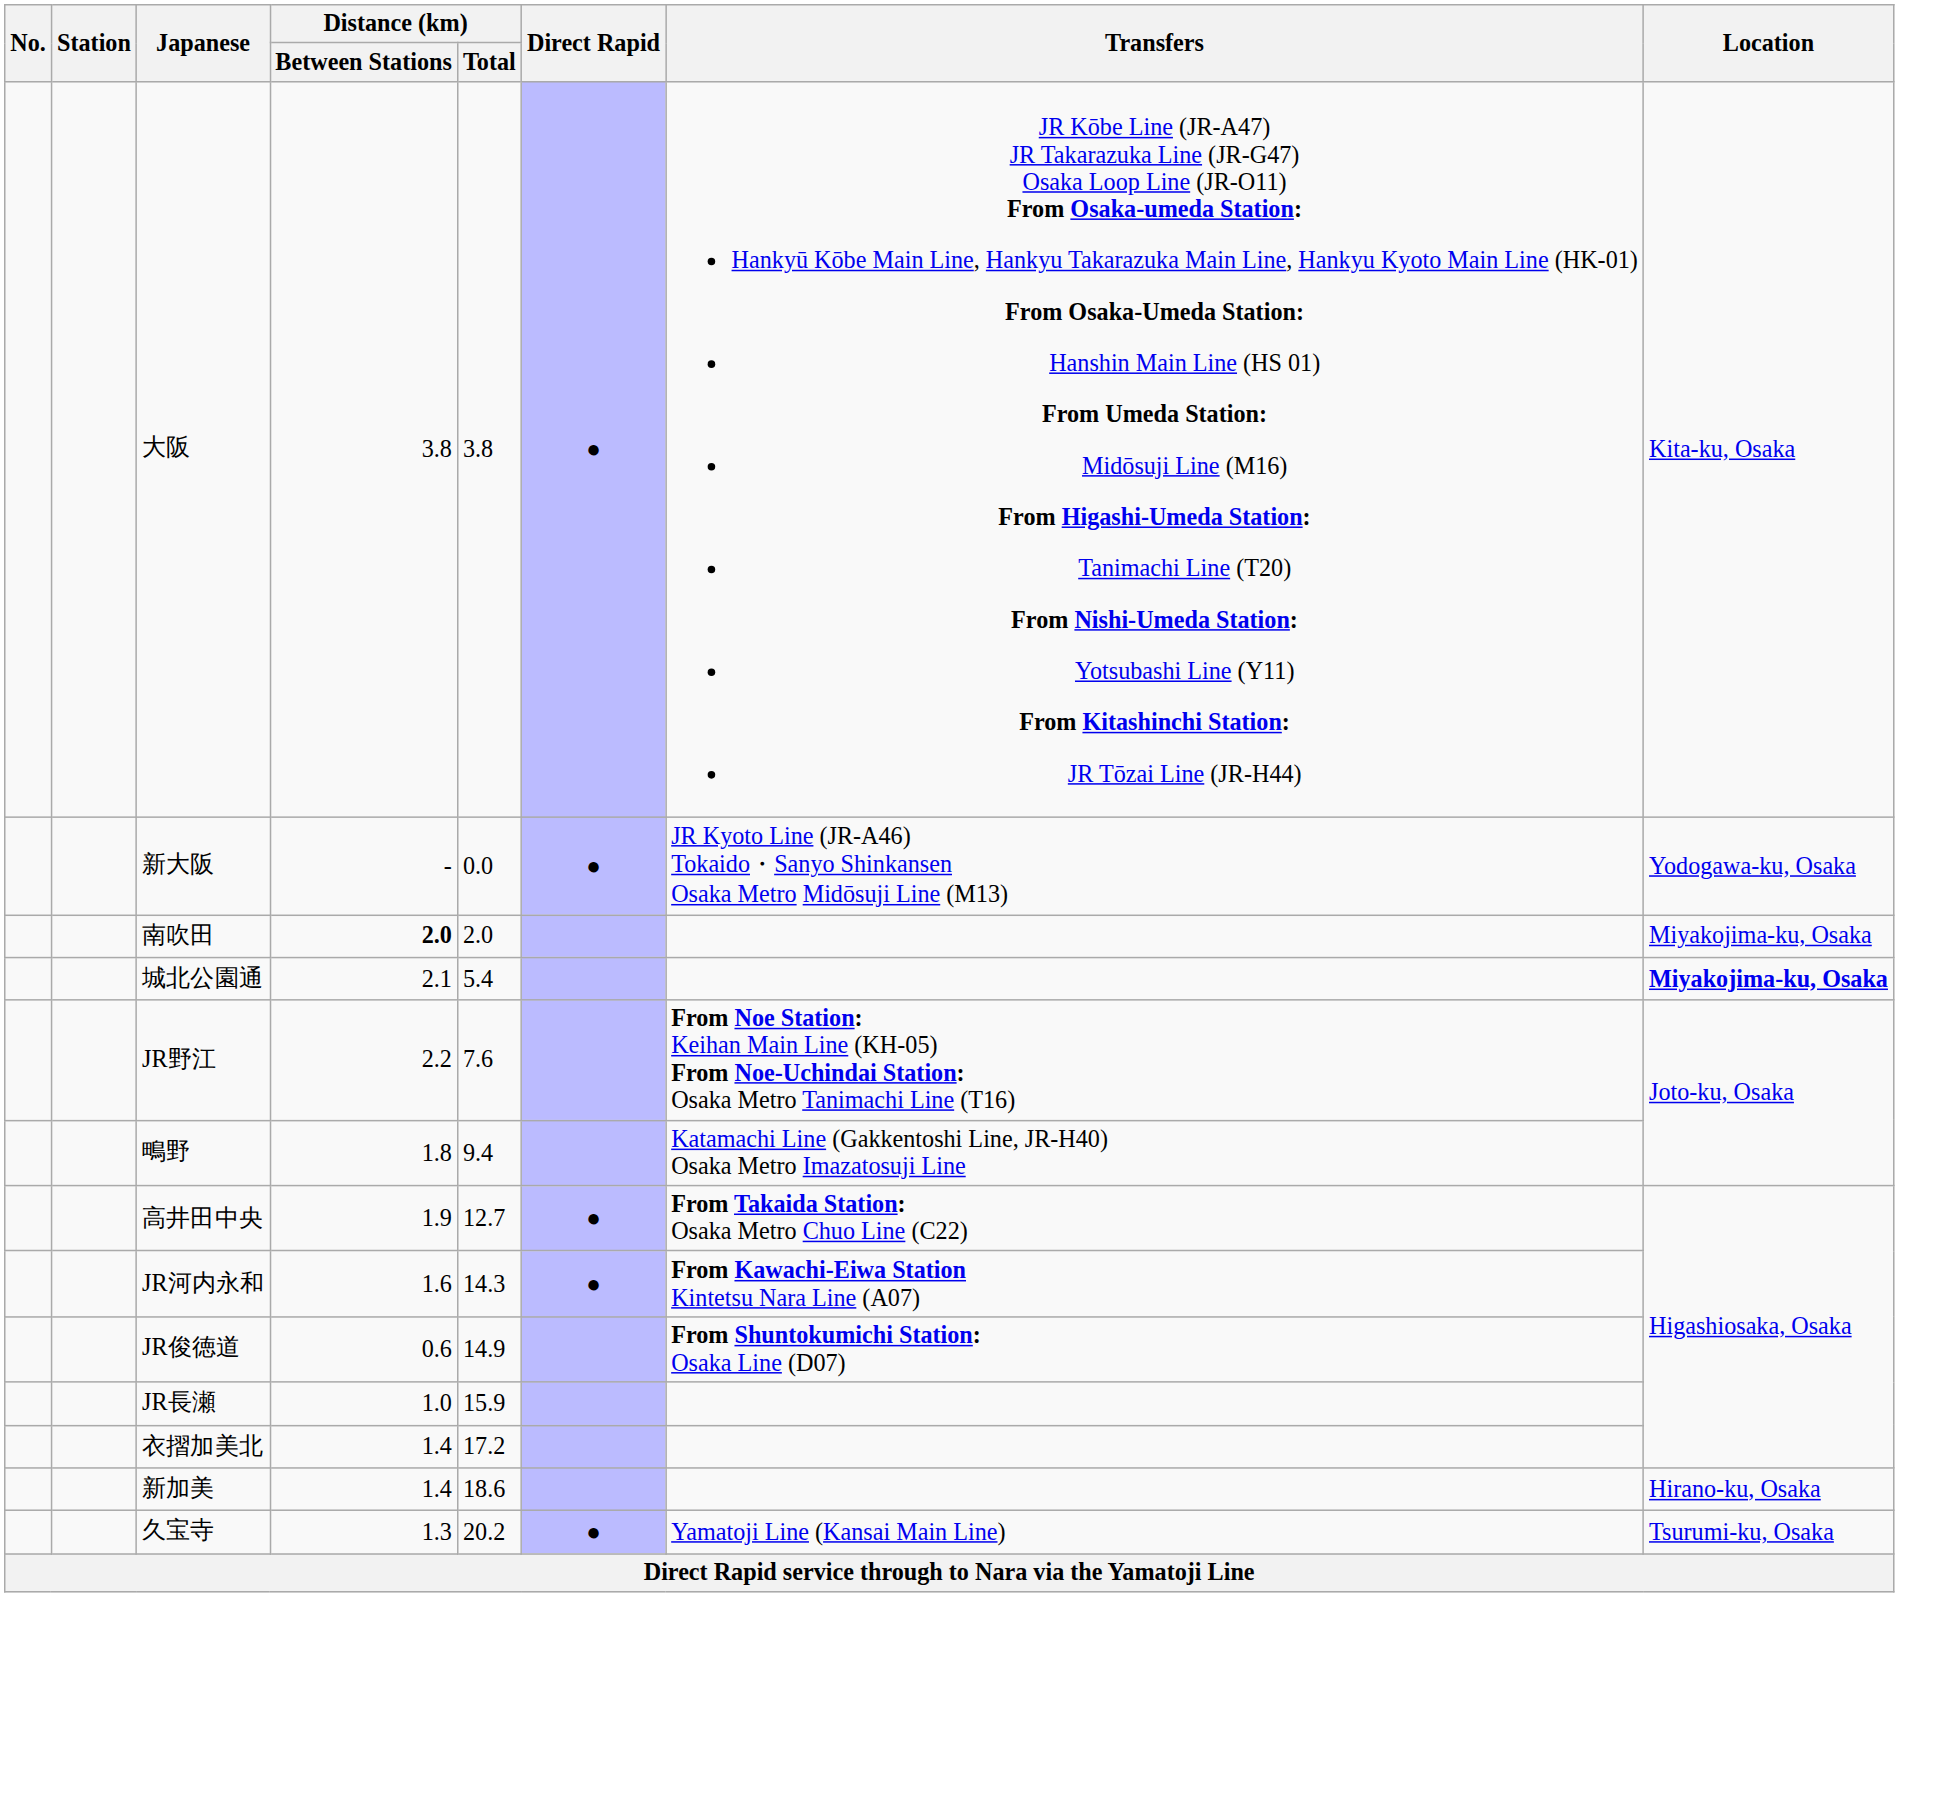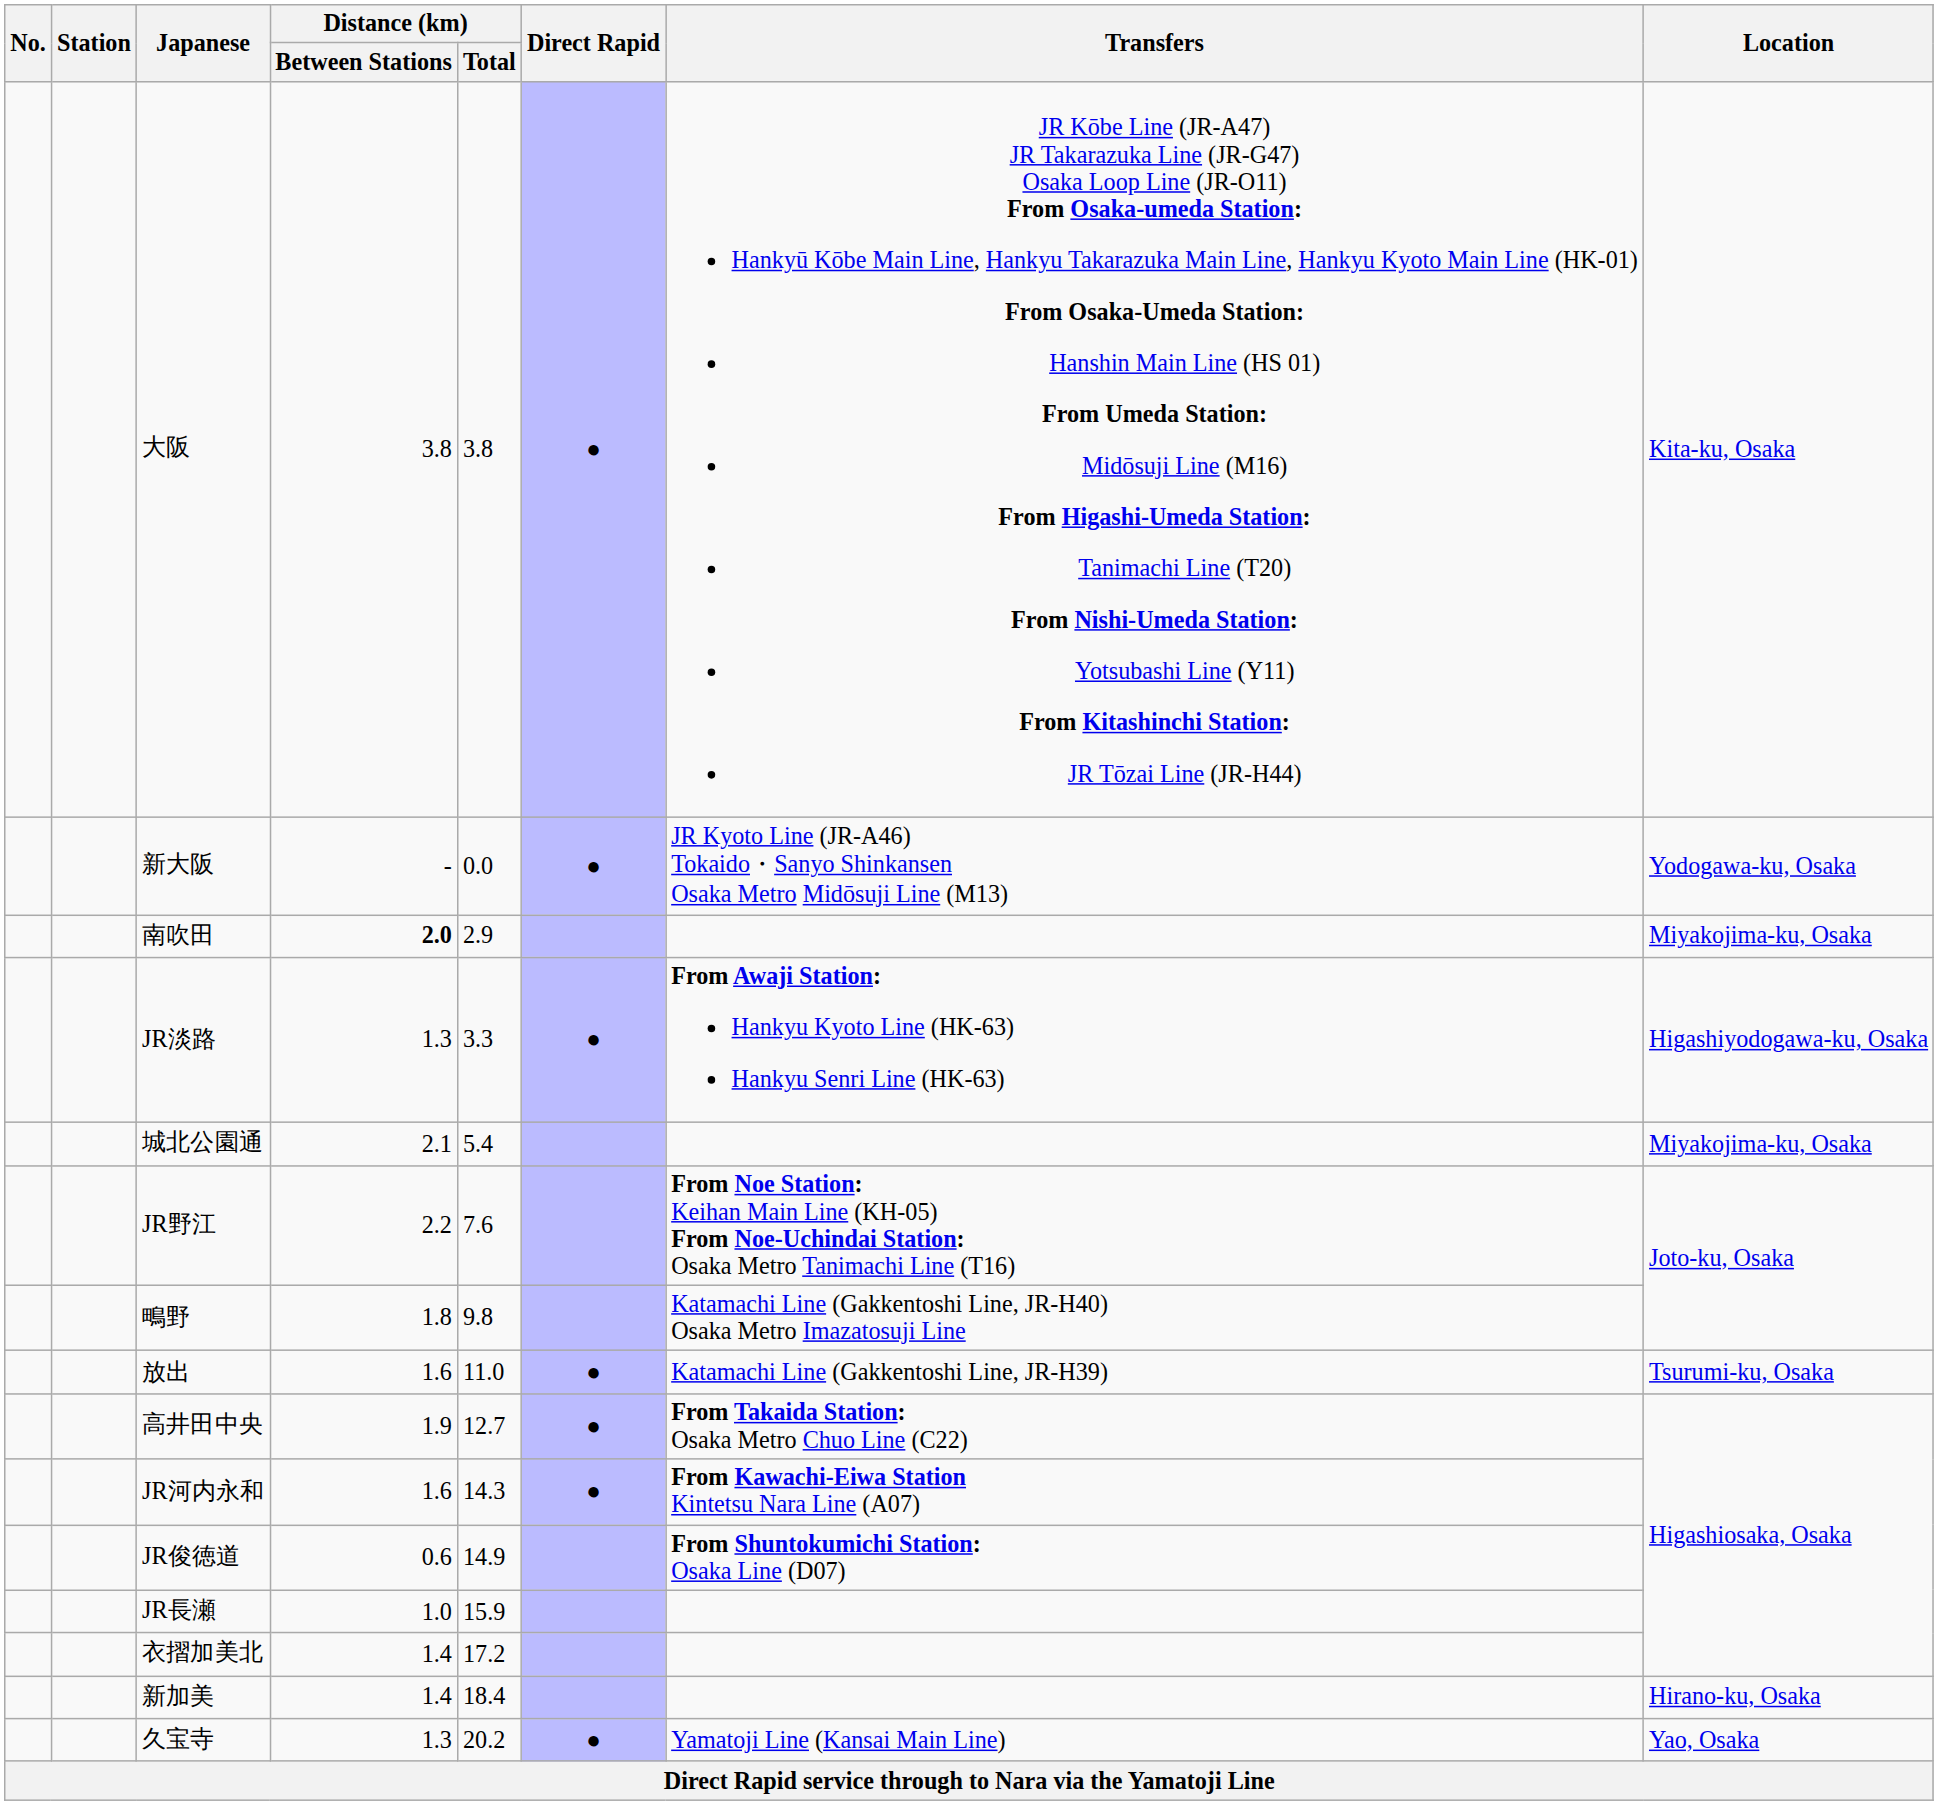(478, 935) 2.0 -> (478, 935) 2.9
+ row: (179, 1038)
(1768, 978) bold -> (1760, 1143) normal
(478, 1152) 9.4 -> (478, 1317) 9.8
+ row: (166, 1371)
(484, 1488) 18.6 -> (484, 1696) 18.4
(1741, 1531) Tsurumi-ku, Osaka -> (1704, 1739) Yao, Osaka
